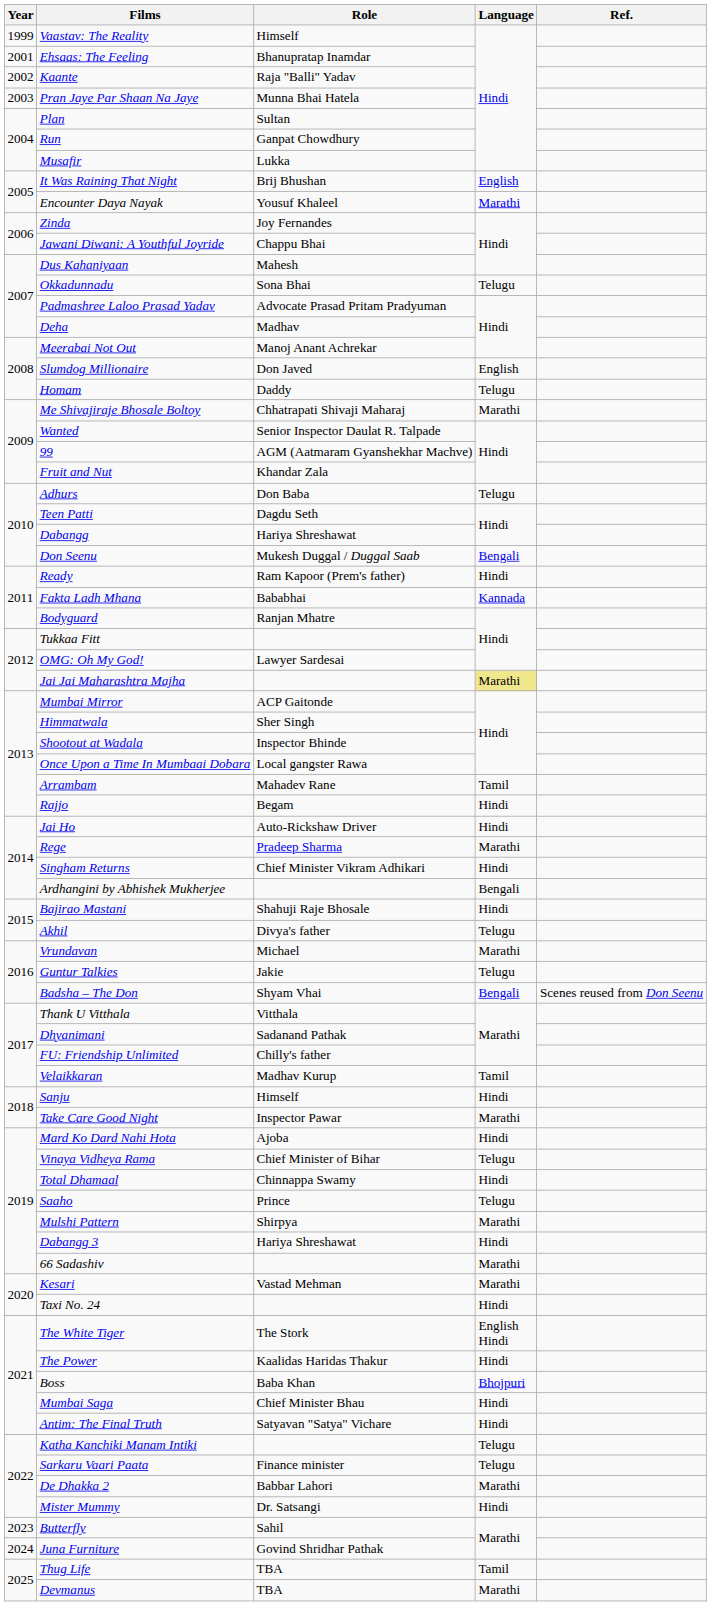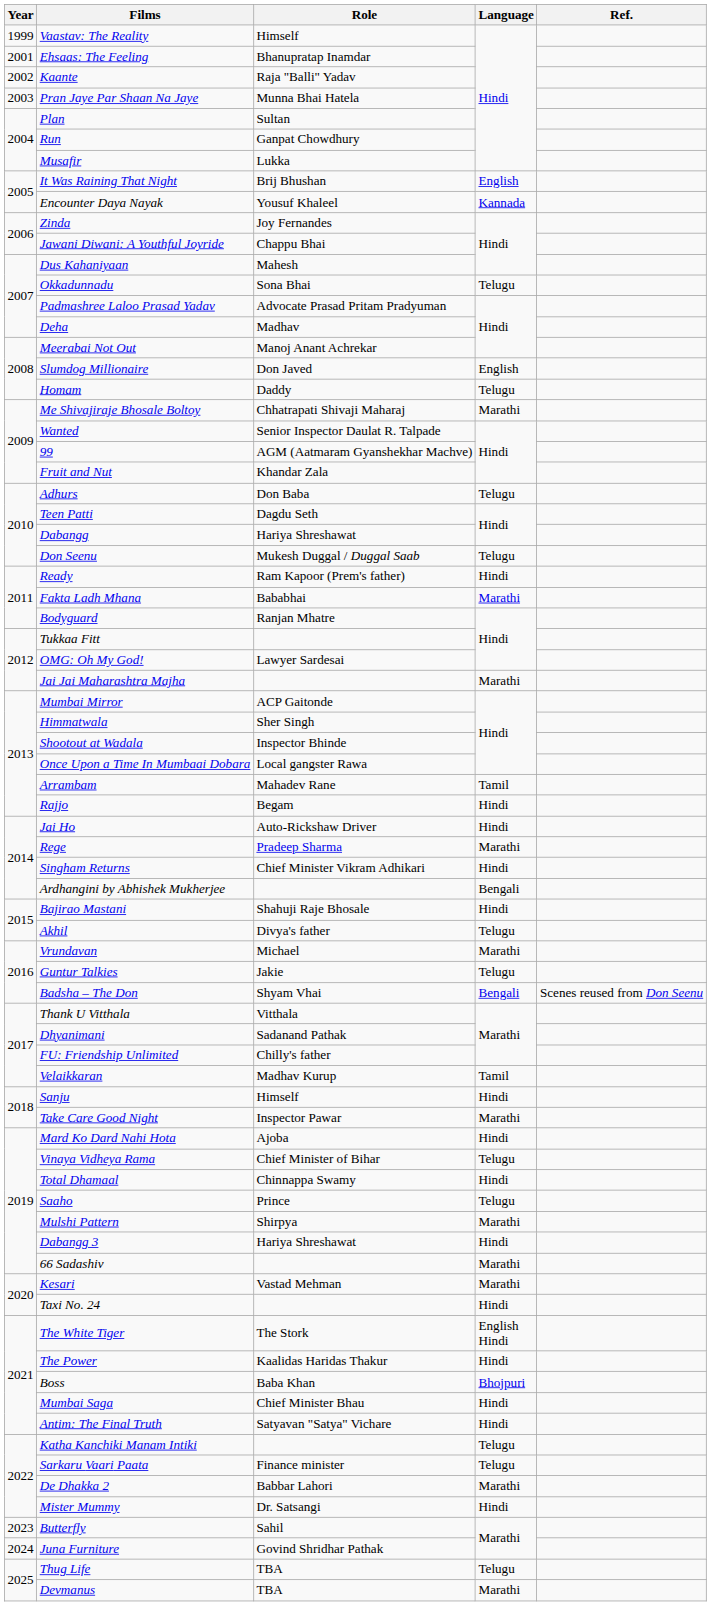(499, 202) Marathi -> (502, 202) Kannada
(499, 555) Bengali -> (497, 555) Telugu
(502, 597) Kannada -> (499, 597) Marathi
(499, 680) khaki background -> (499, 680) no background
(494, 1569) Tamil -> (497, 1569) Telugu
